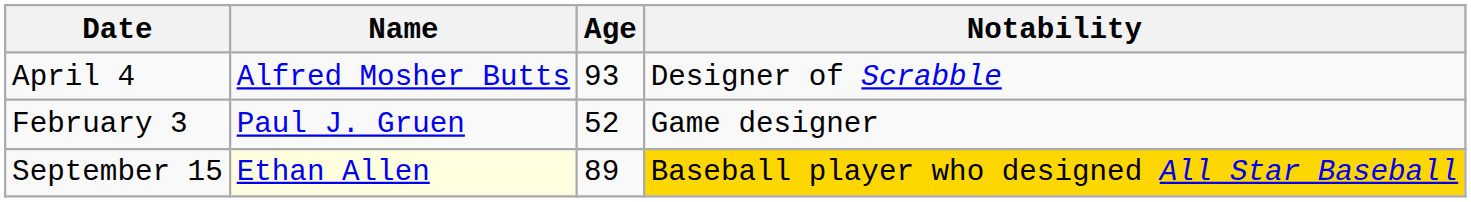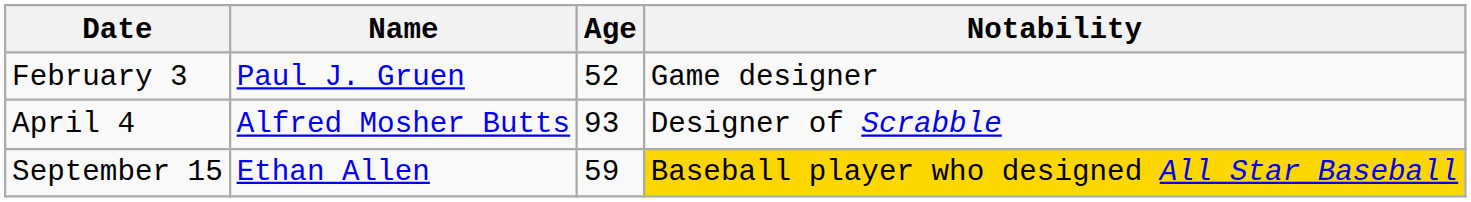rows swapped: (100, 124) <-> (74, 77)
(333, 172) lightyellow background -> (333, 172) no background
(602, 172) 89 -> (602, 172) 59
